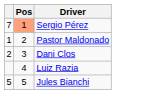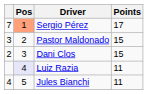+ column: (127, 11)
(9, 39) 1 -> (9, 39) 3
(24, 68) no background -> (24, 68) lavender background
(9, 82) 5 -> (9, 82) 4
